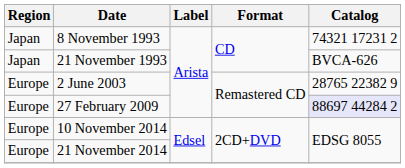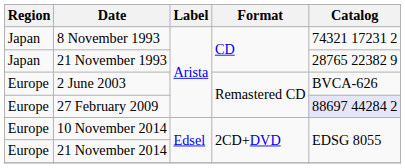(345, 60) BVCA-626 -> (355, 60) 28765 22382 9
(355, 83) 28765 22382 9 -> (345, 83) BVCA-626
